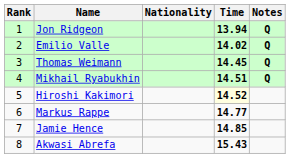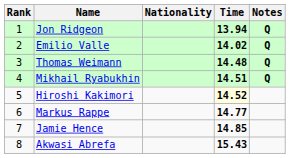(232, 62) 14.45 -> (232, 62) 14.48
